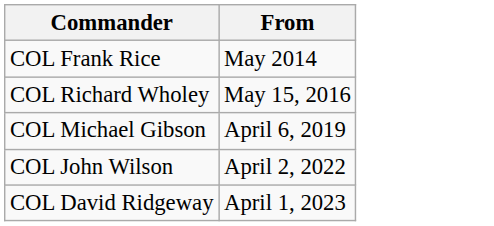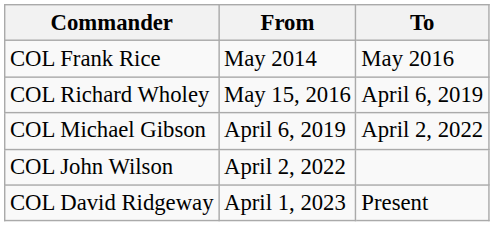+ column: (422, 22)
